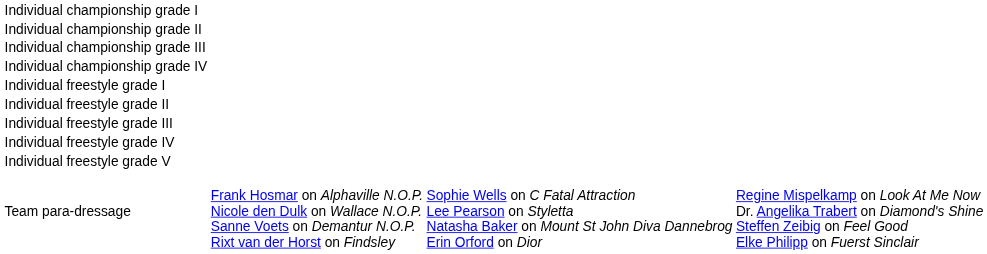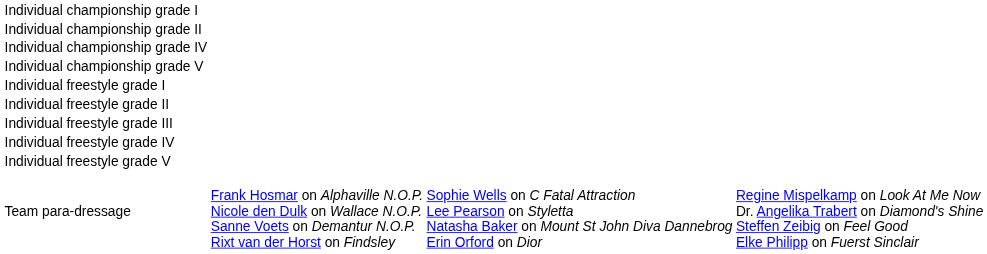- row: (105, 48)
+ row: (104, 67)
